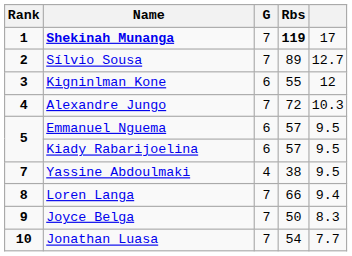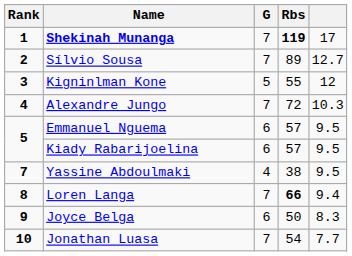(266, 83) 6 -> (266, 83) 5
(293, 195) normal -> (293, 195) bold
(266, 217) 7 -> (266, 217) 6
